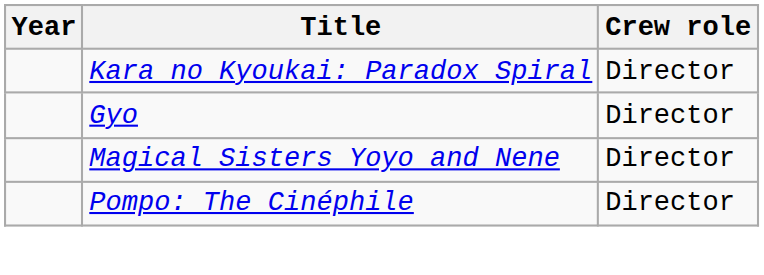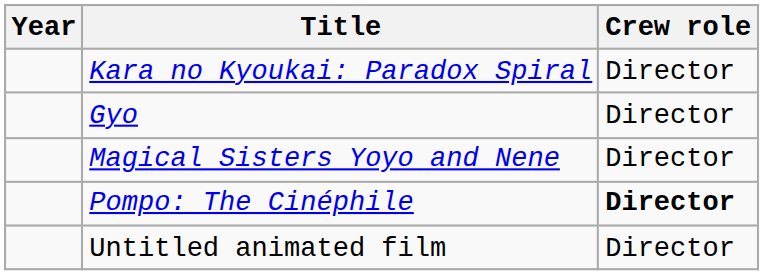(670, 203) normal -> (670, 203) bold
+ row: (268, 247)
